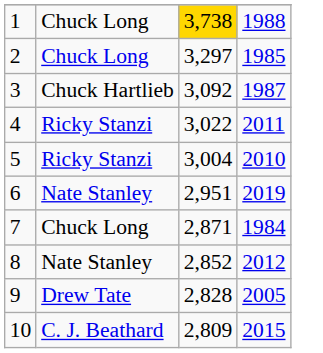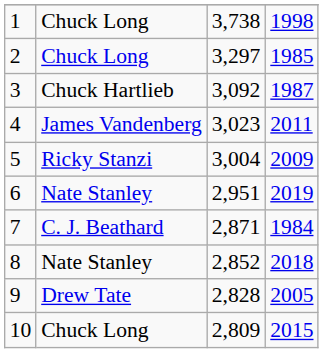(208, 21) gold background -> (236, 21) no background
(264, 21) 1988 -> (292, 21) 1998
(97, 124) Ricky Stanzi -> (121, 124) James Vandenberg
(208, 124) 3,022 -> (236, 124) 3,023
(264, 158) 2010 -> (292, 158) 2009
(95, 227) Chuck Long -> (102, 227) C. J. Beathard
(264, 261) 2012 -> (292, 261) 2018
(102, 329) C. J. Beathard -> (95, 329) Chuck Long
